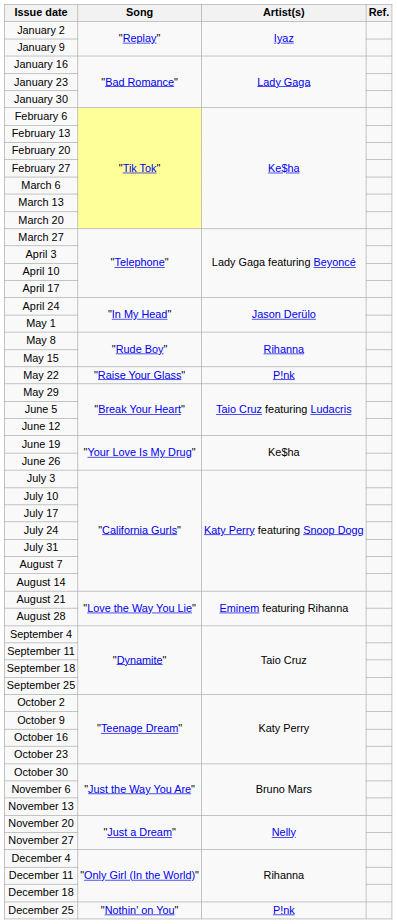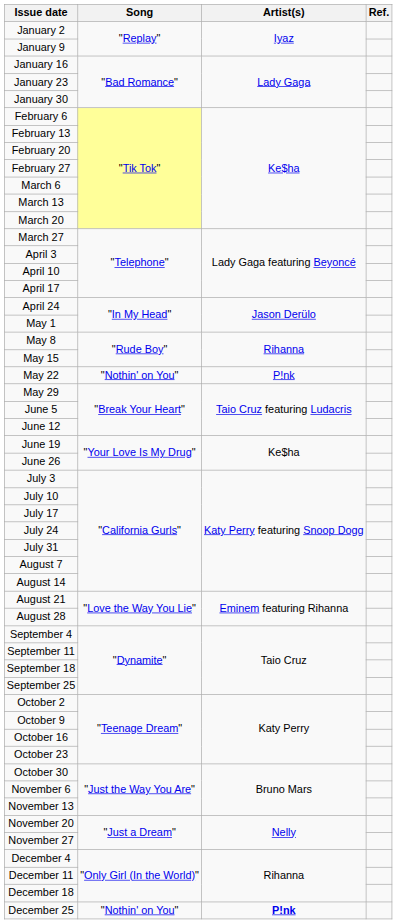(140, 375) "Raise Your Glass" -> (140, 375) "Nothin' on You"
(284, 910) normal -> (284, 910) bold
